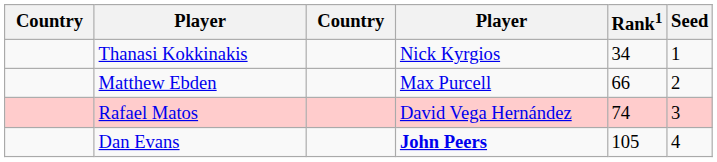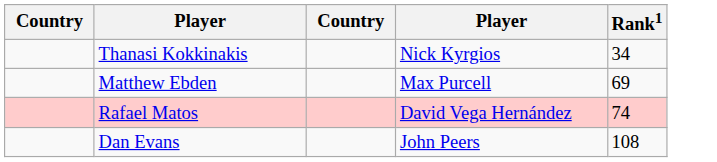- column: (690, 21)
(621, 83) 66 -> (621, 83) 69
(443, 141) bold -> (440, 141) normal
(625, 141) 105 -> (625, 141) 108
